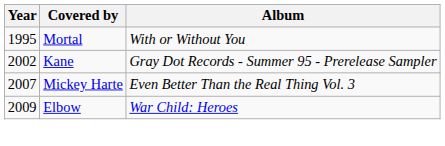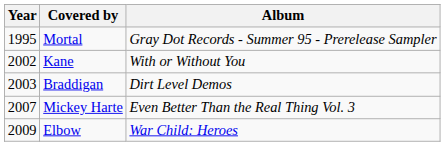(187, 38) With or Without You -> (283, 38) Gray Dot Records - Summer 95 - Prerelease Sampler
(283, 61) Gray Dot Records - Summer 95 - Prerelease Sampler -> (187, 61) With or Without You
+ row: (73, 84)
